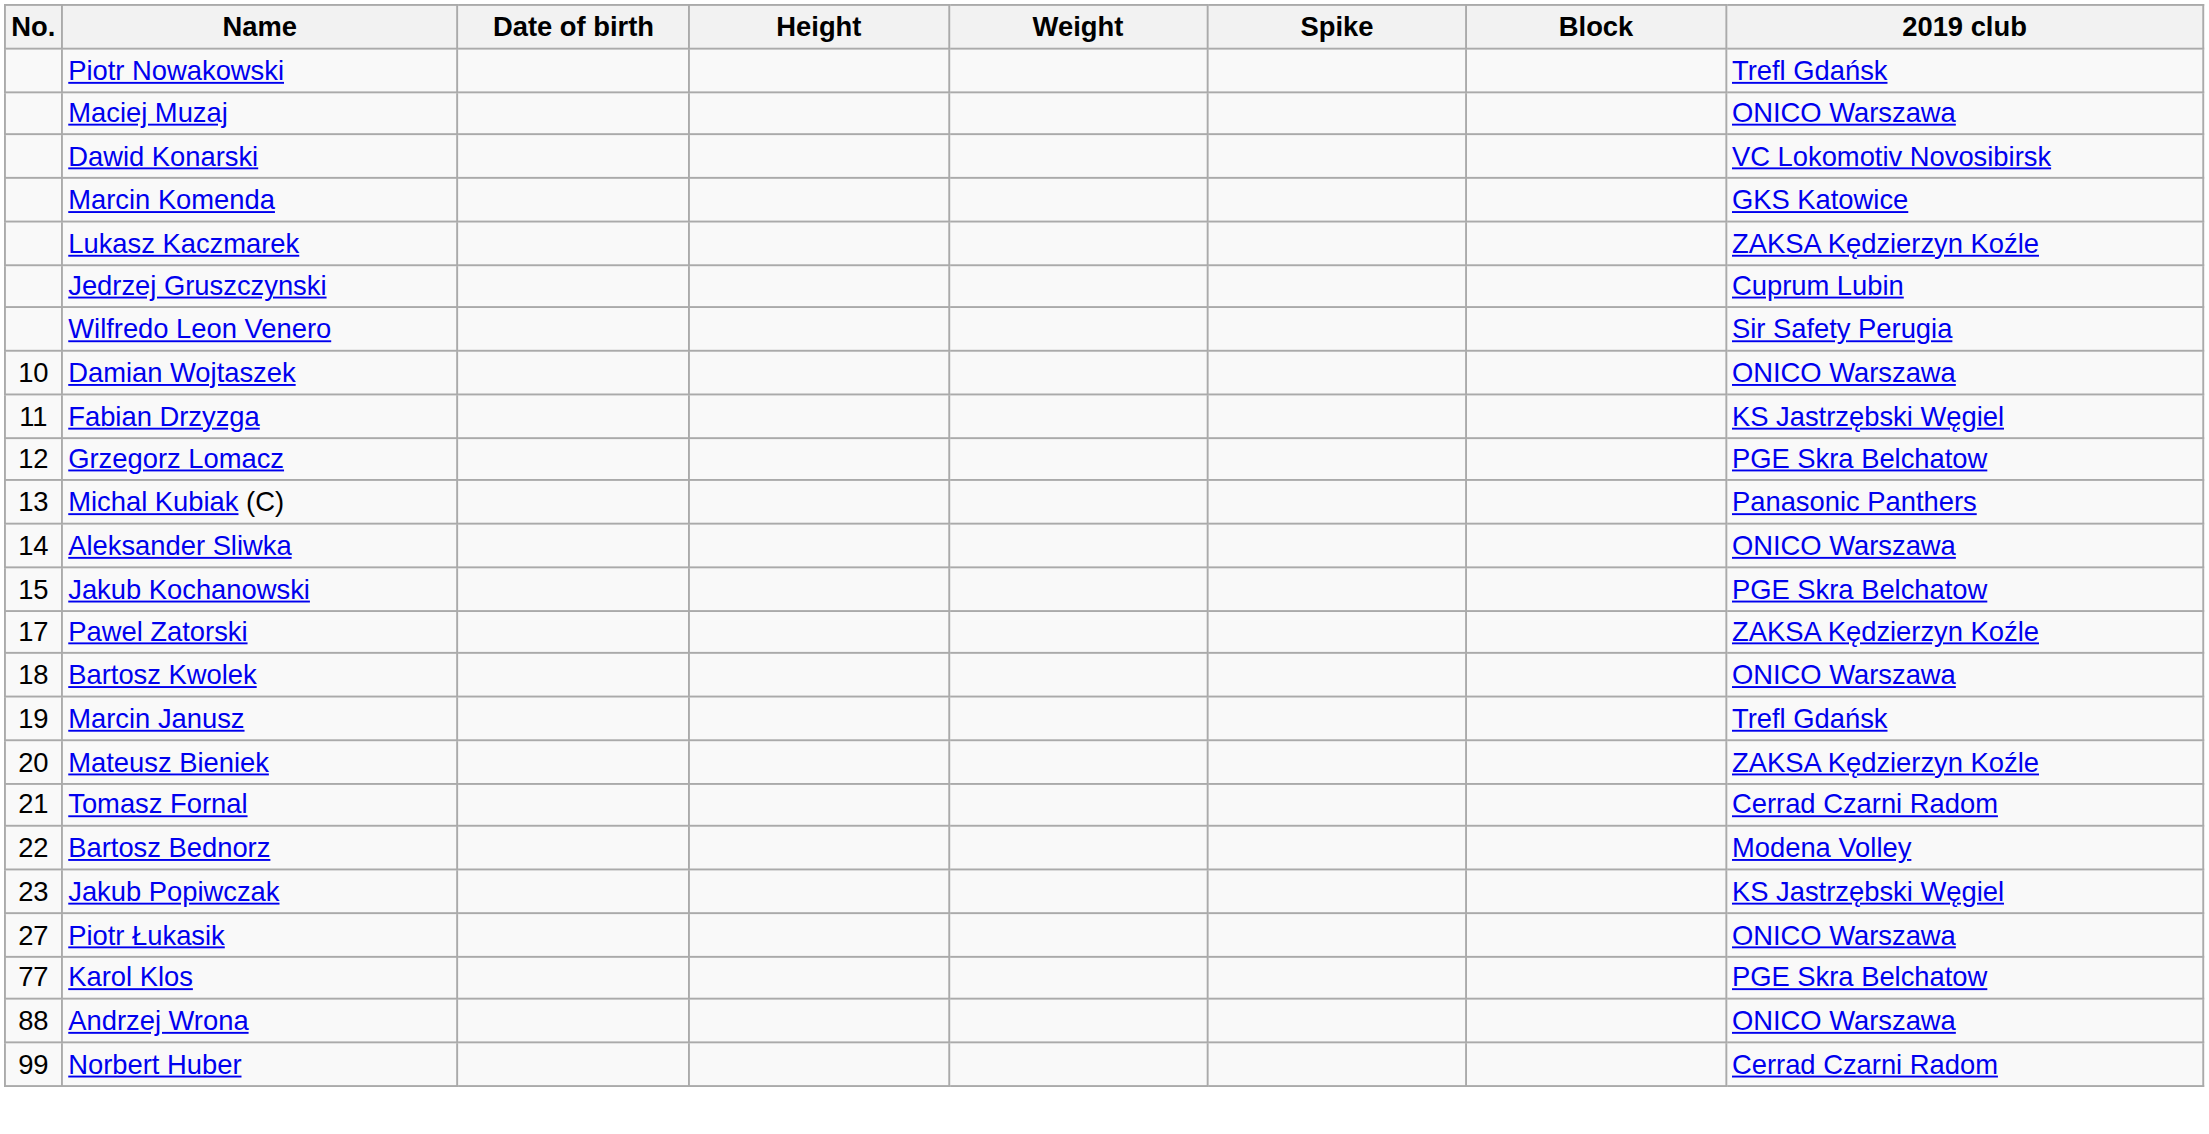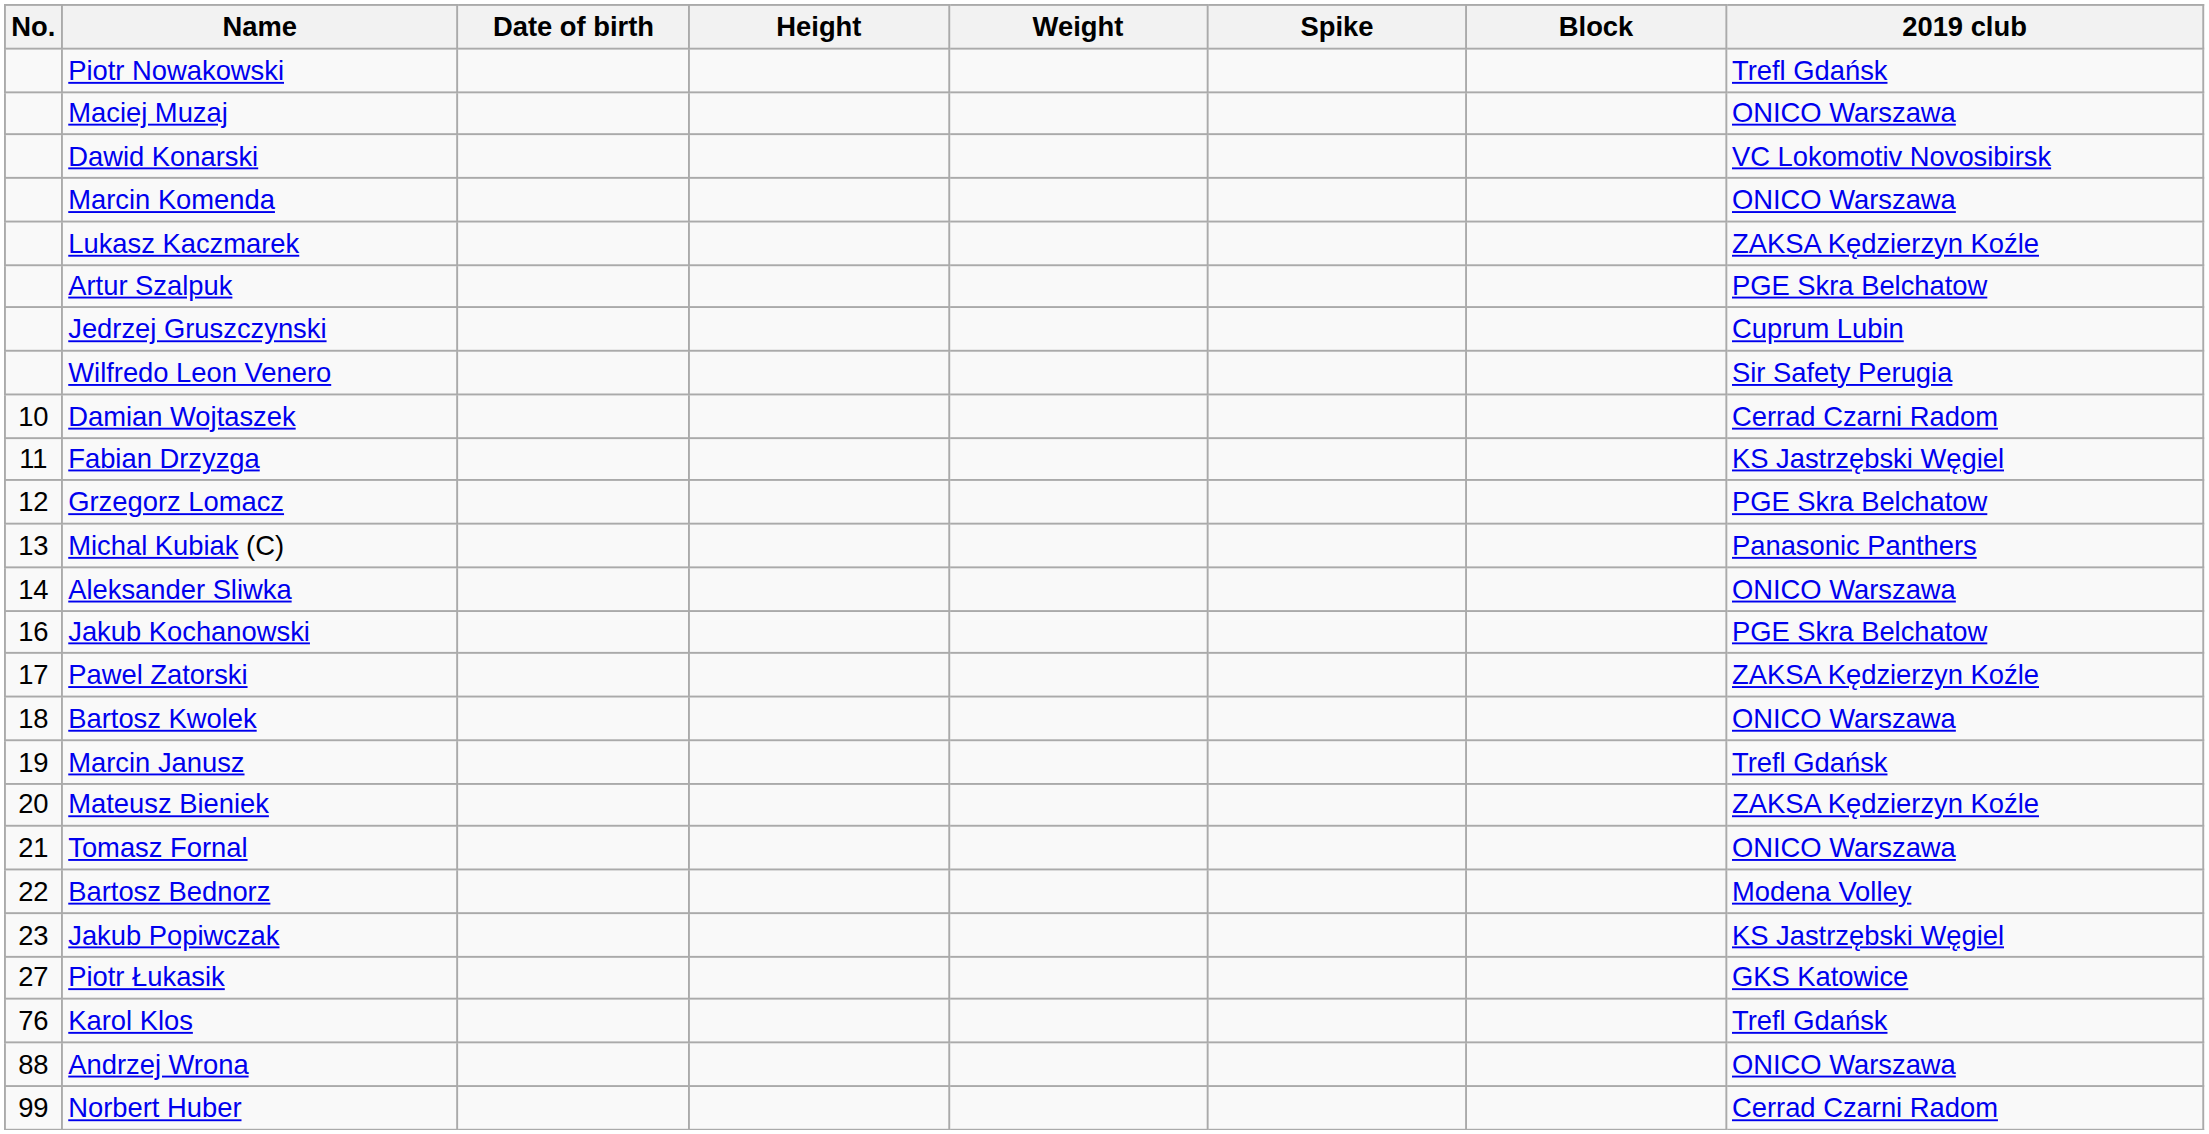(1820, 200) GKS Katowice -> (1844, 200) ONICO Warszawa
+ row: (150, 286)
(1844, 373) ONICO Warszawa -> (1865, 416) Cerrad Czarni Radom
(33, 589) 15 -> (33, 632) 16
(1865, 805) Cerrad Czarni Radom -> (1844, 848) ONICO Warszawa
(1844, 935) ONICO Warszawa -> (1820, 978) GKS Katowice
(33, 978) 77 -> (33, 1021) 76
(1860, 978) PGE Skra Belchatow -> (1810, 1021) Trefl Gdańsk
